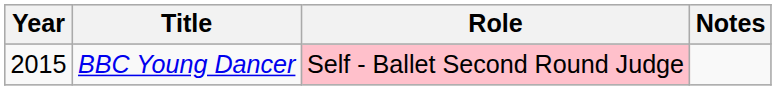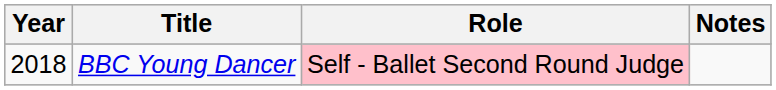(39, 64) 2015 -> (39, 64) 2018
